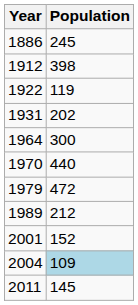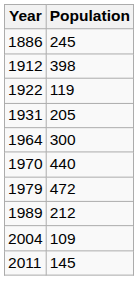(63, 115) 202 -> (63, 115) 205
- row: (25, 238)
(63, 262) lightblue background -> (63, 238) no background
